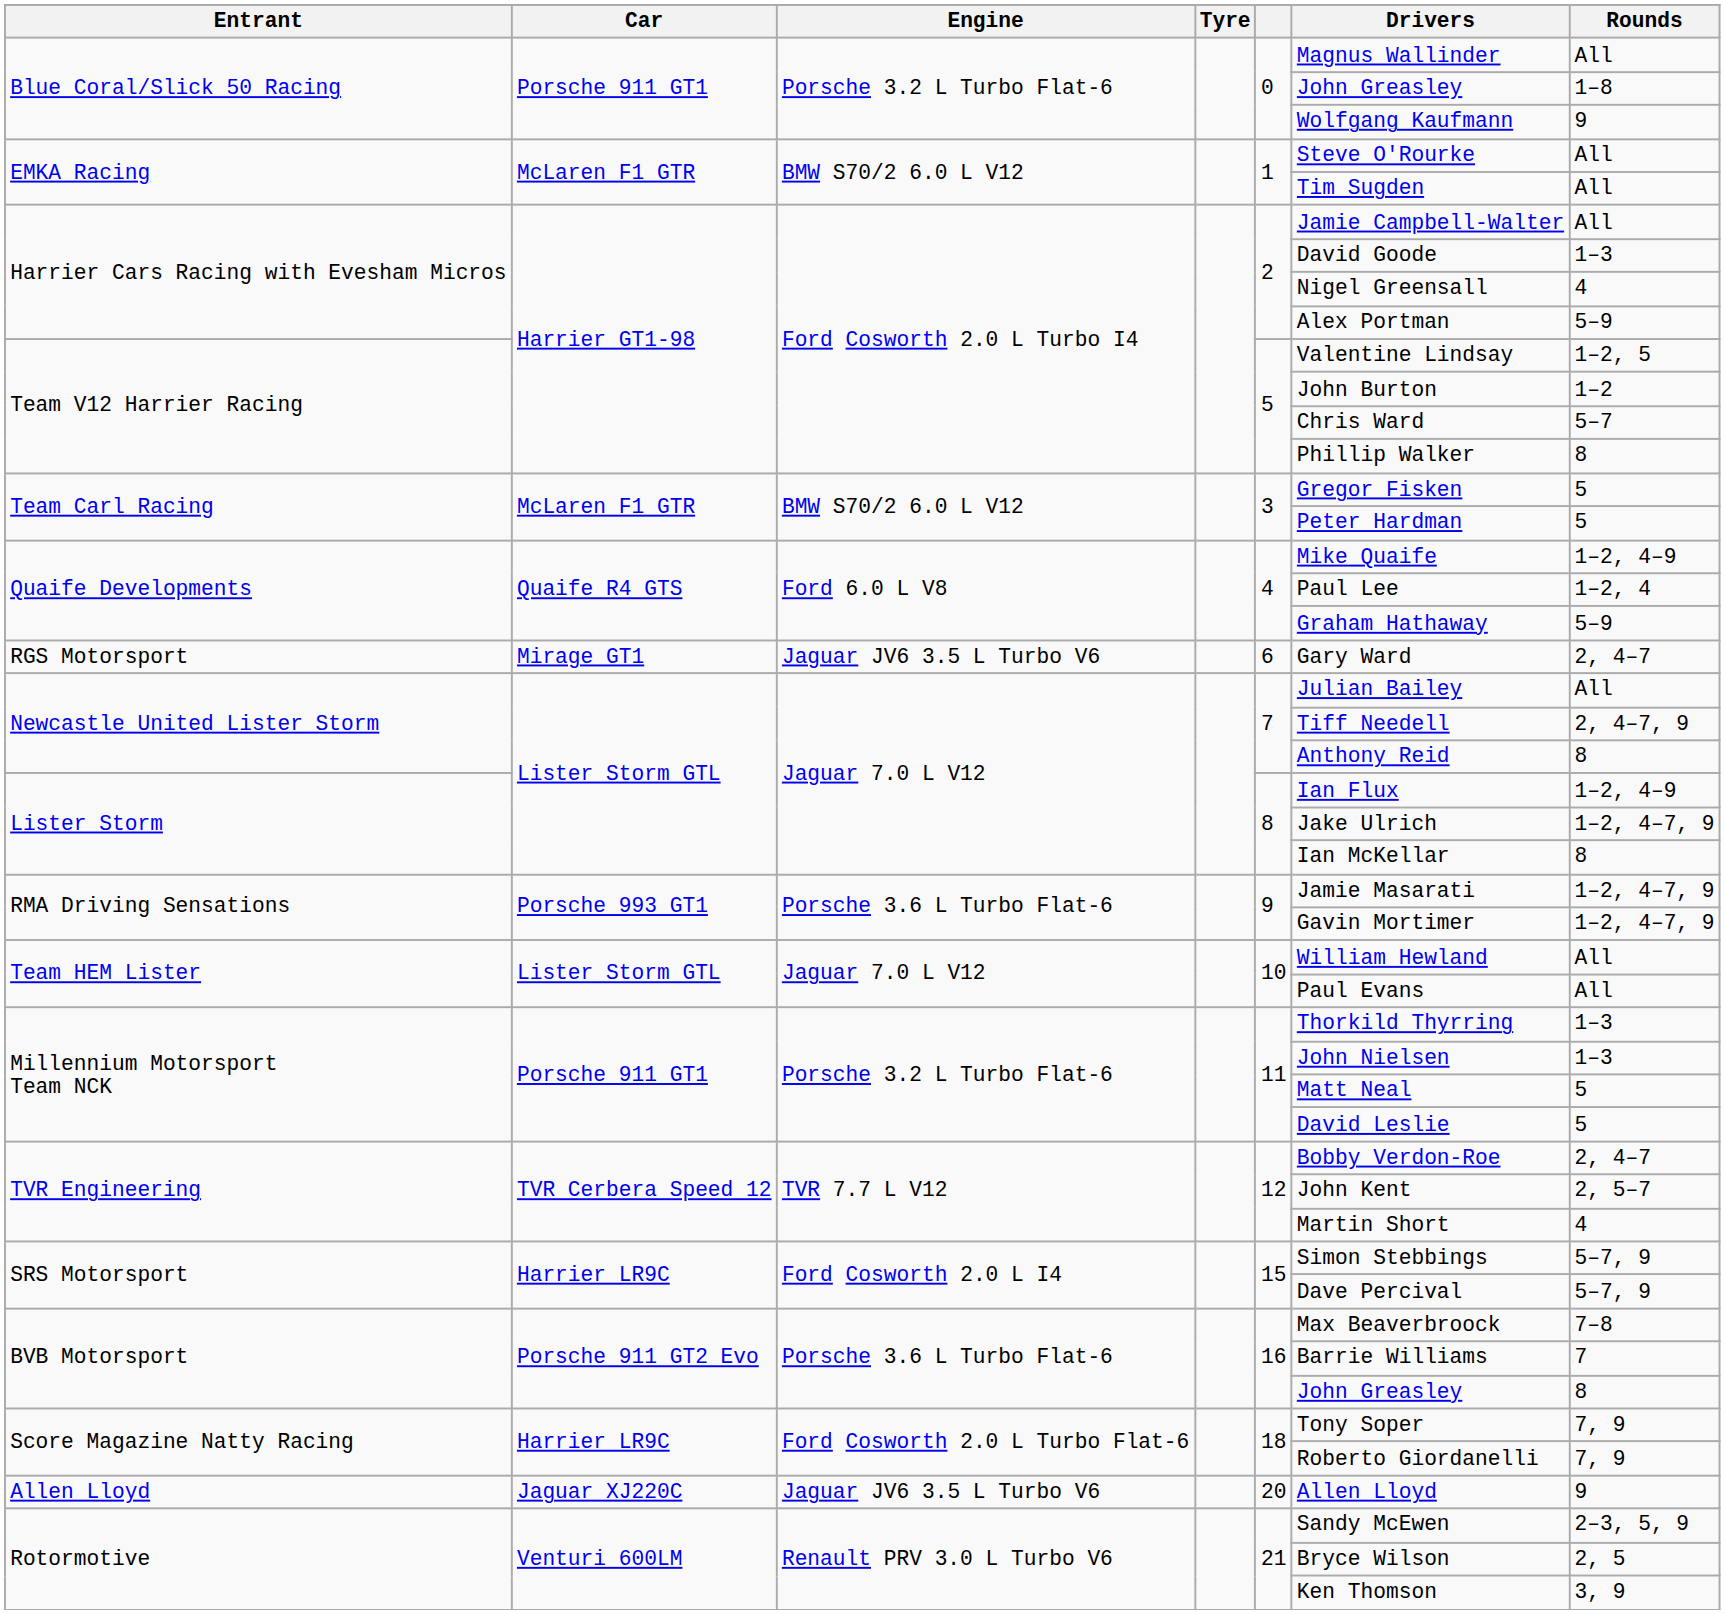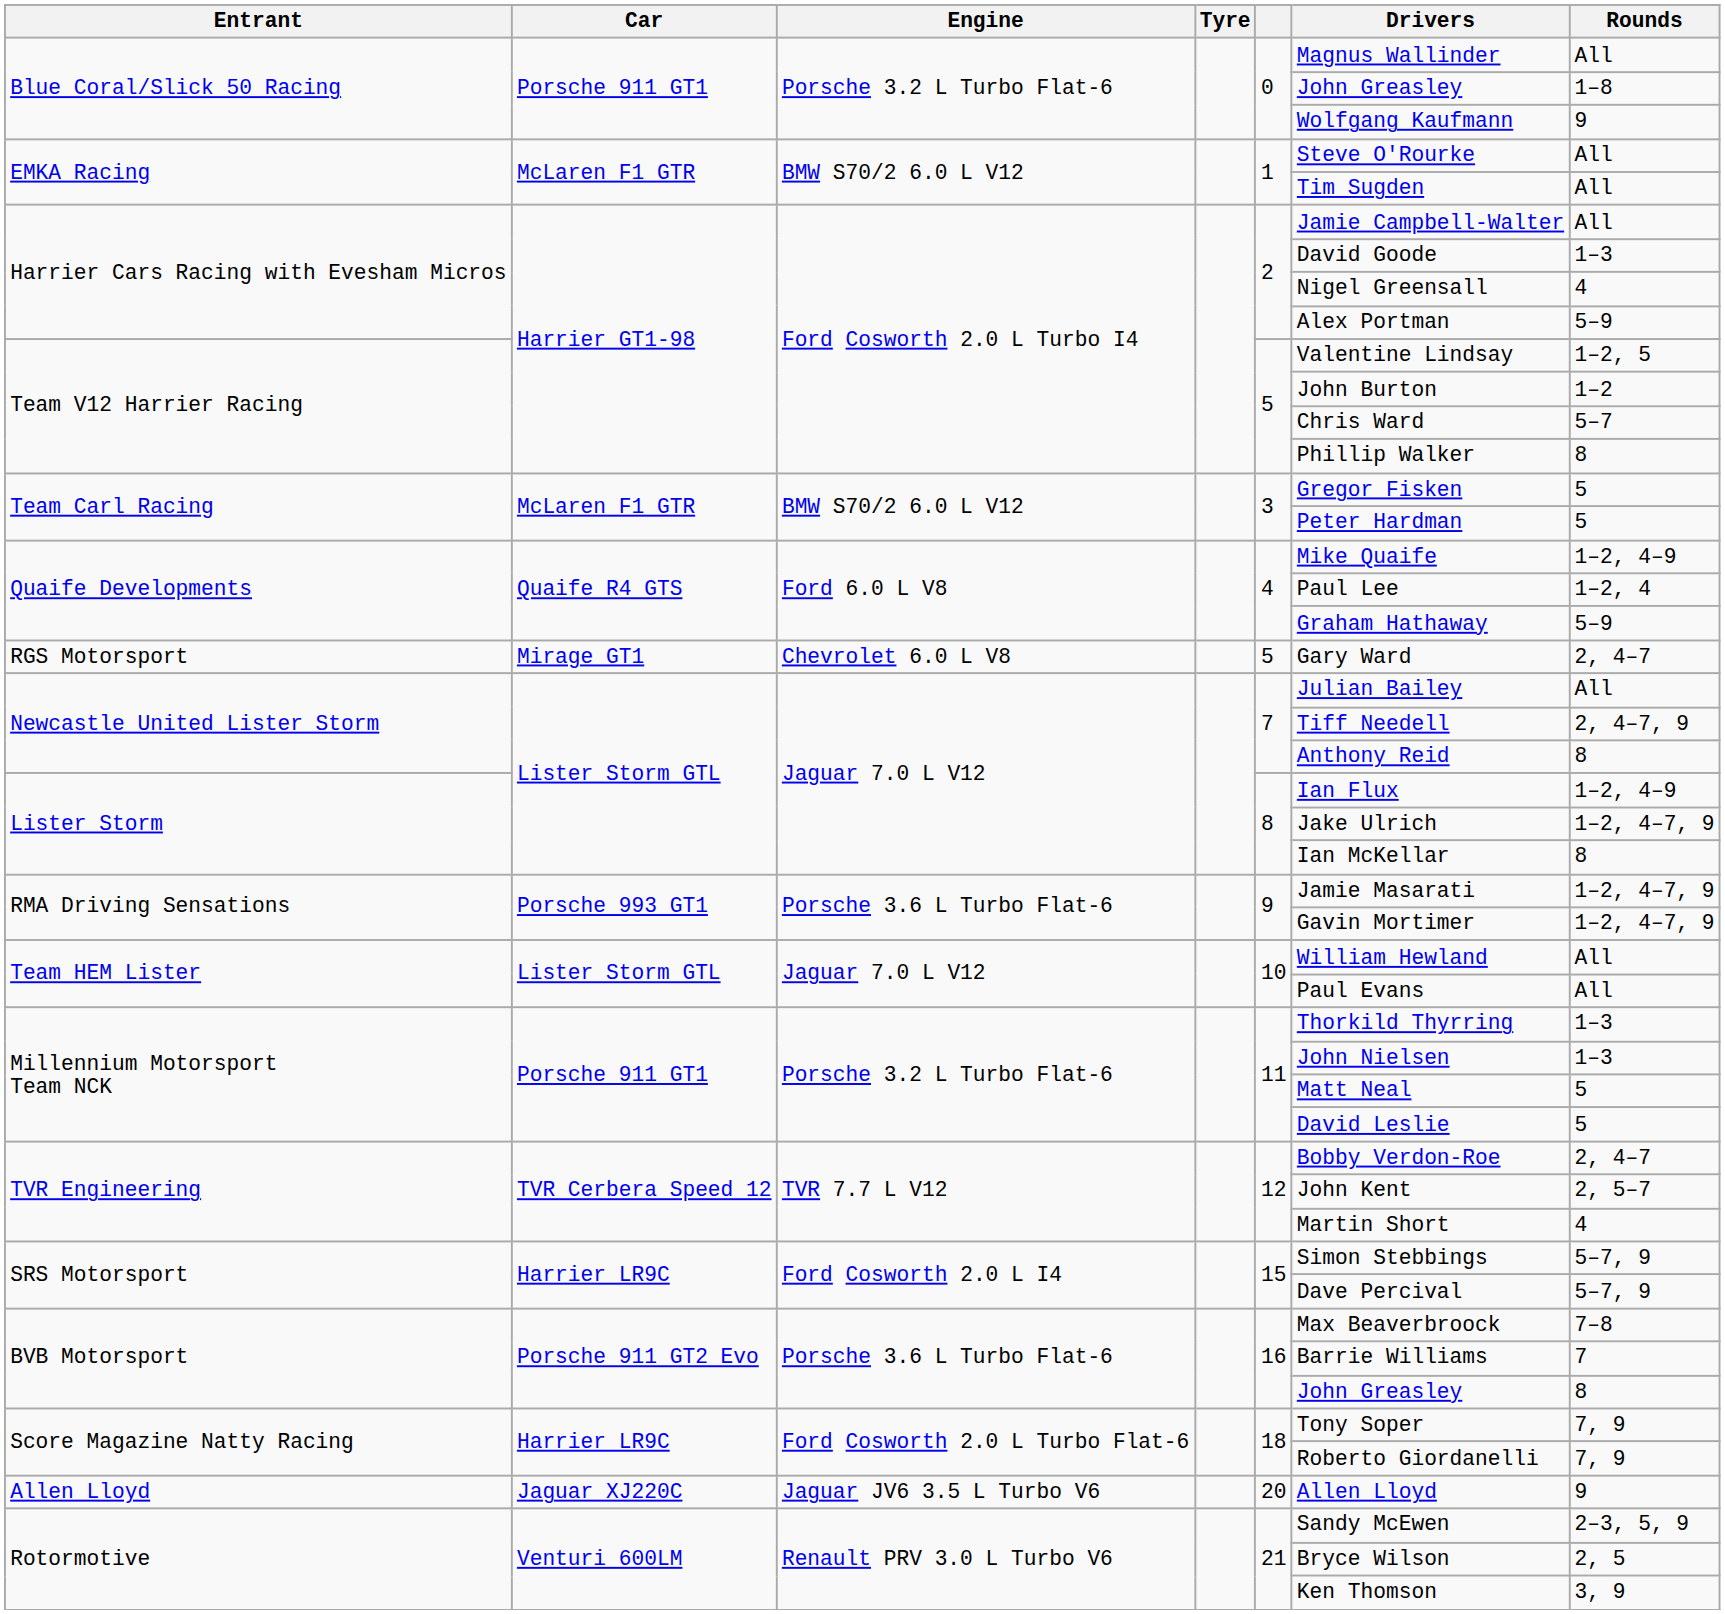(941, 657) Jaguar JV6 3.5 L Turbo V6 -> (896, 657) Chevrolet 6.0 L V8
(1267, 657) 6 -> (1267, 657) 5
